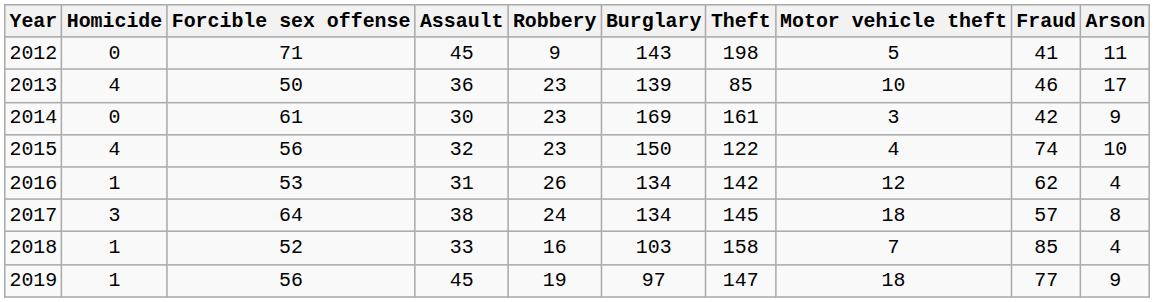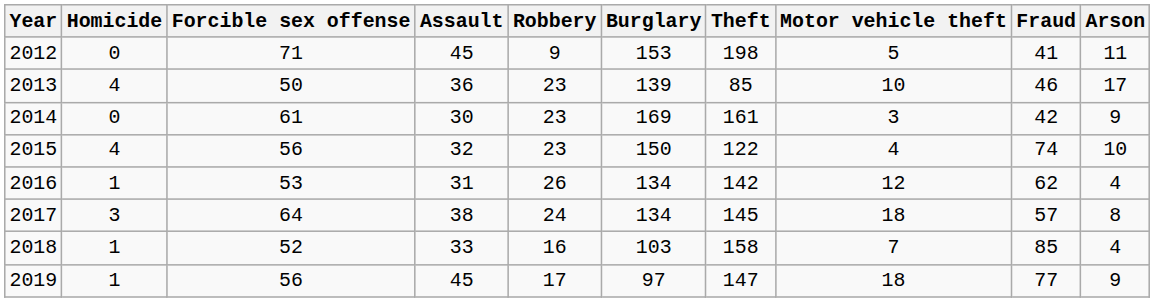(654, 53) 143 -> (654, 53) 153
(555, 280) 19 -> (555, 280) 17
